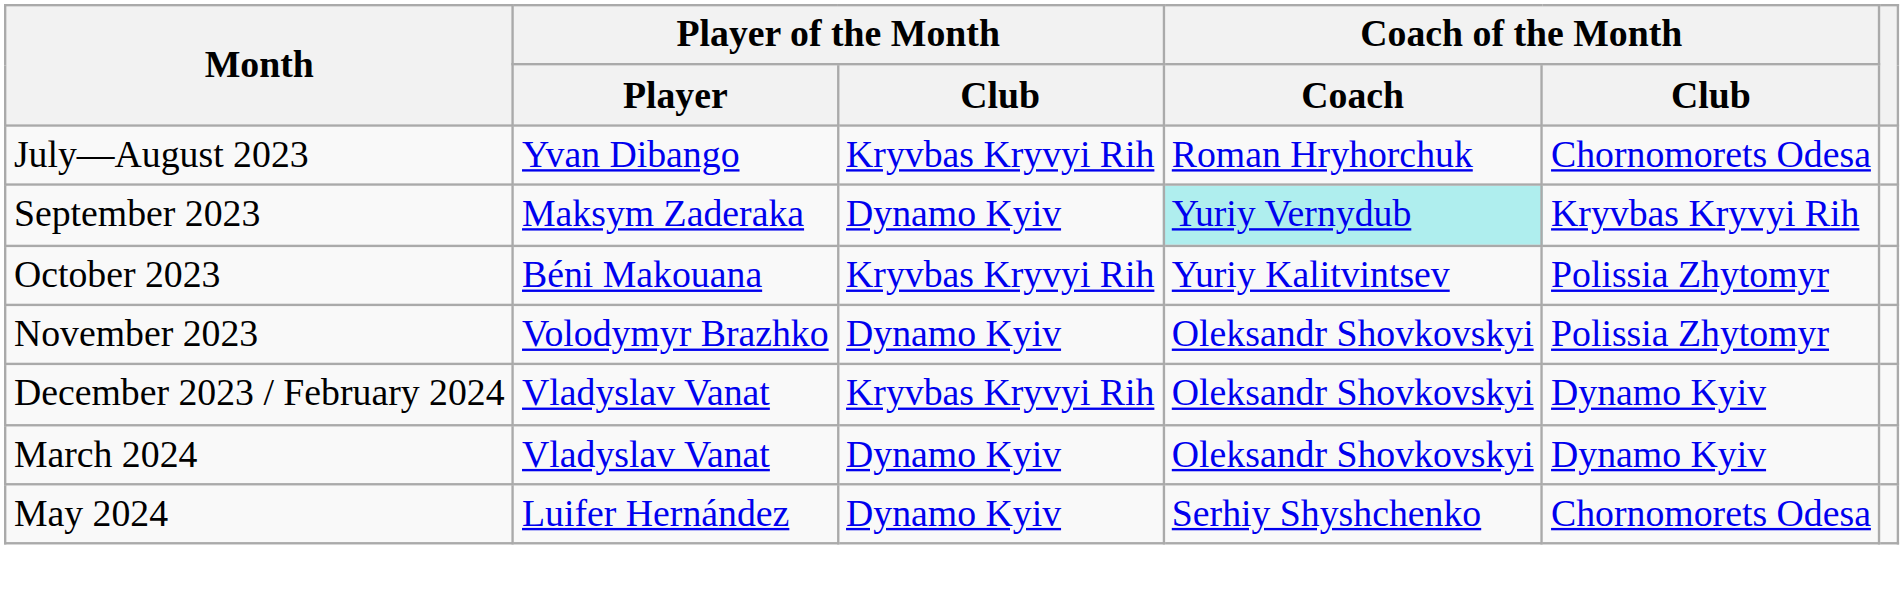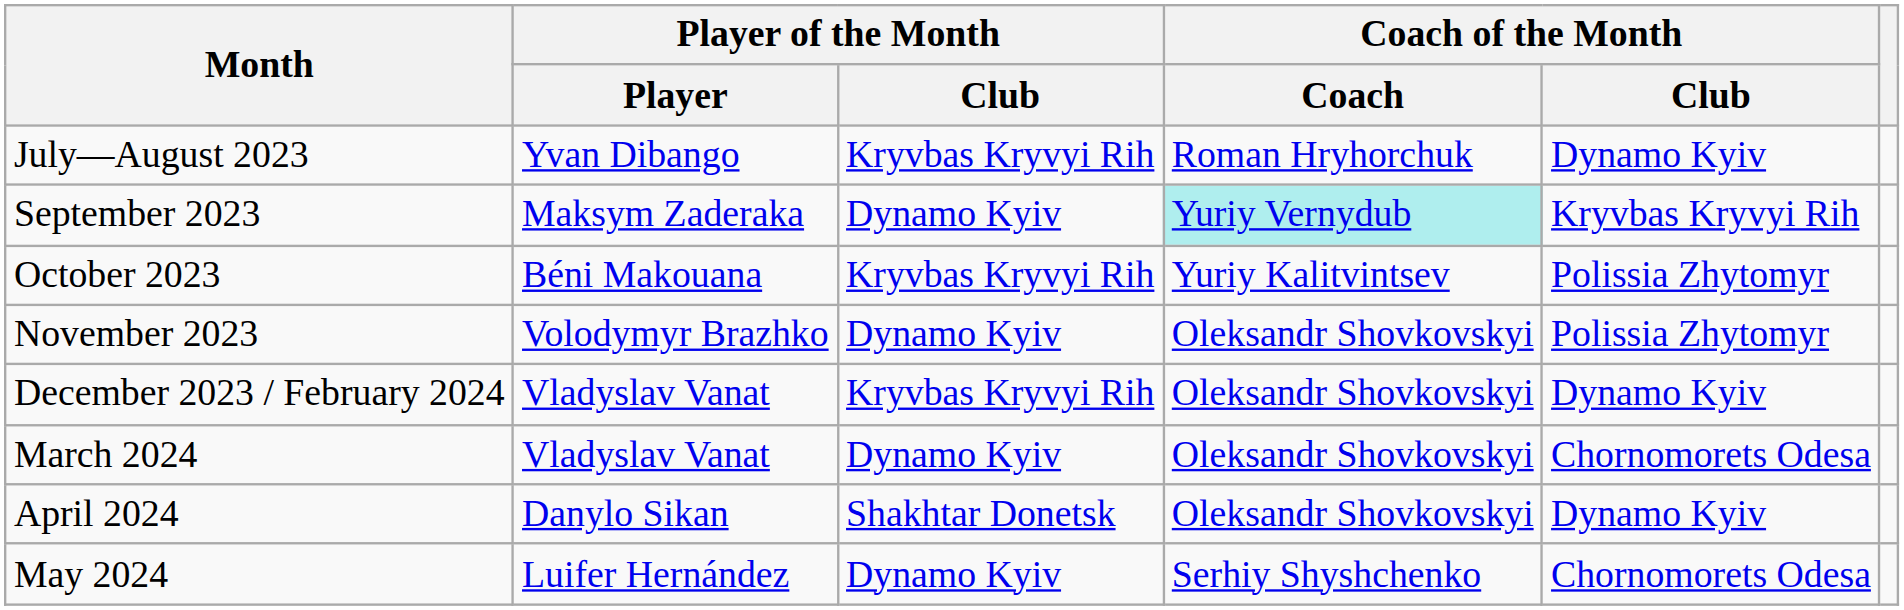(1711, 154) Chornomorets Odesa -> (1659, 154) Dynamo Kyiv
(1659, 453) Dynamo Kyiv -> (1711, 453) Chornomorets Odesa
+ row: (96, 513)
